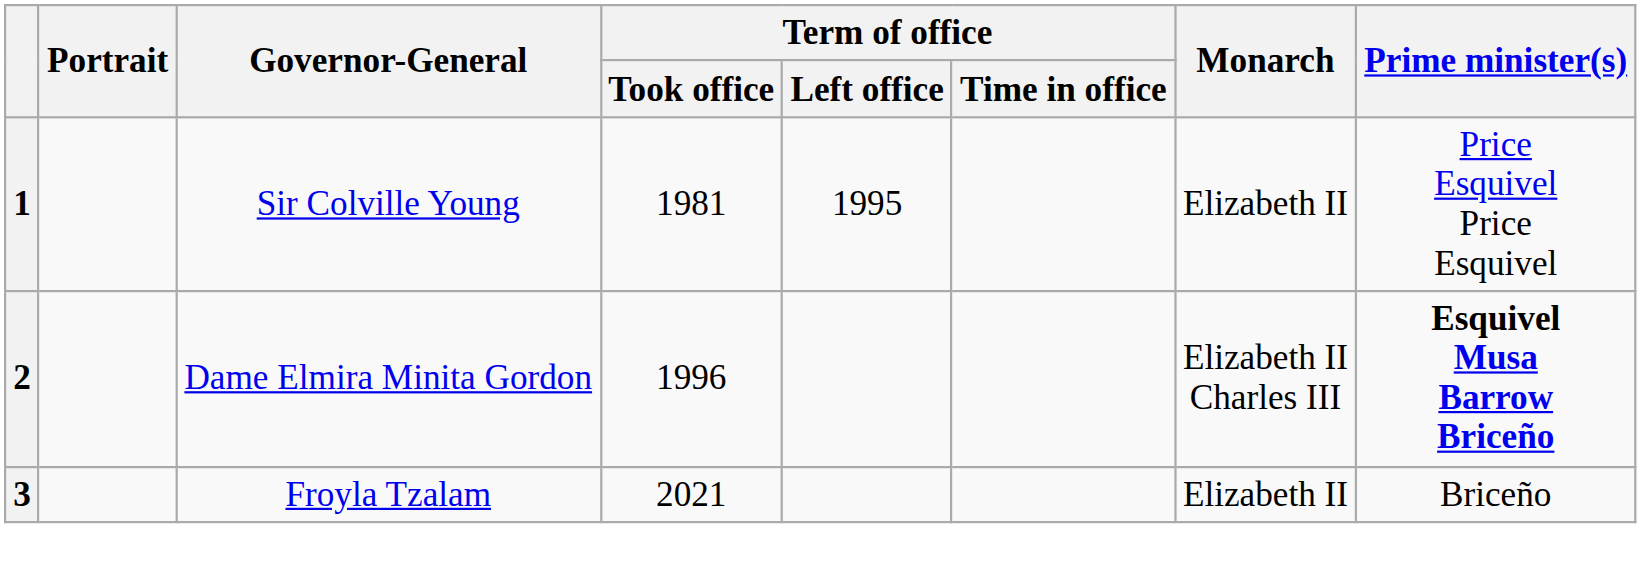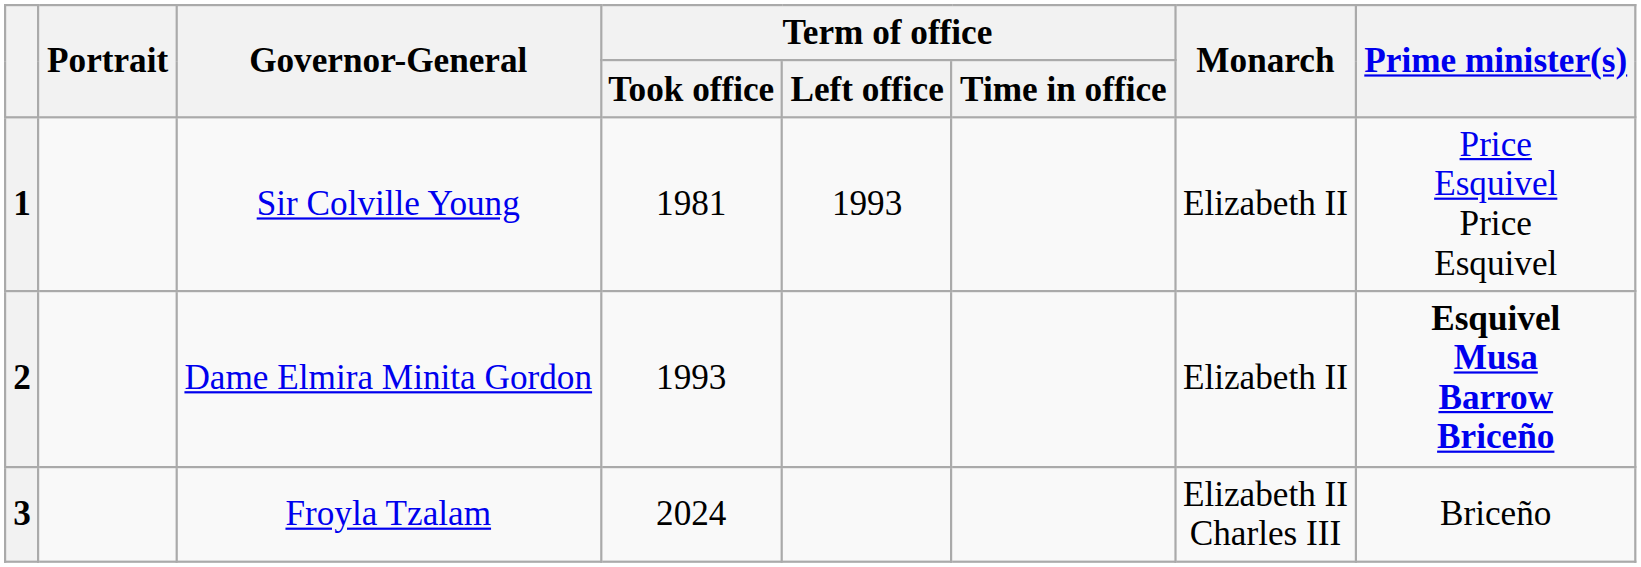(867, 203) 1995 -> (867, 203) 1993
(691, 378) 1996 -> (691, 378) 1993
(1265, 378) Elizabeth II Charles III -> (1265, 378) Elizabeth II
(691, 493) 2021 -> (691, 513) 2024
(1265, 493) Elizabeth II -> (1265, 513) Elizabeth II Charles III
